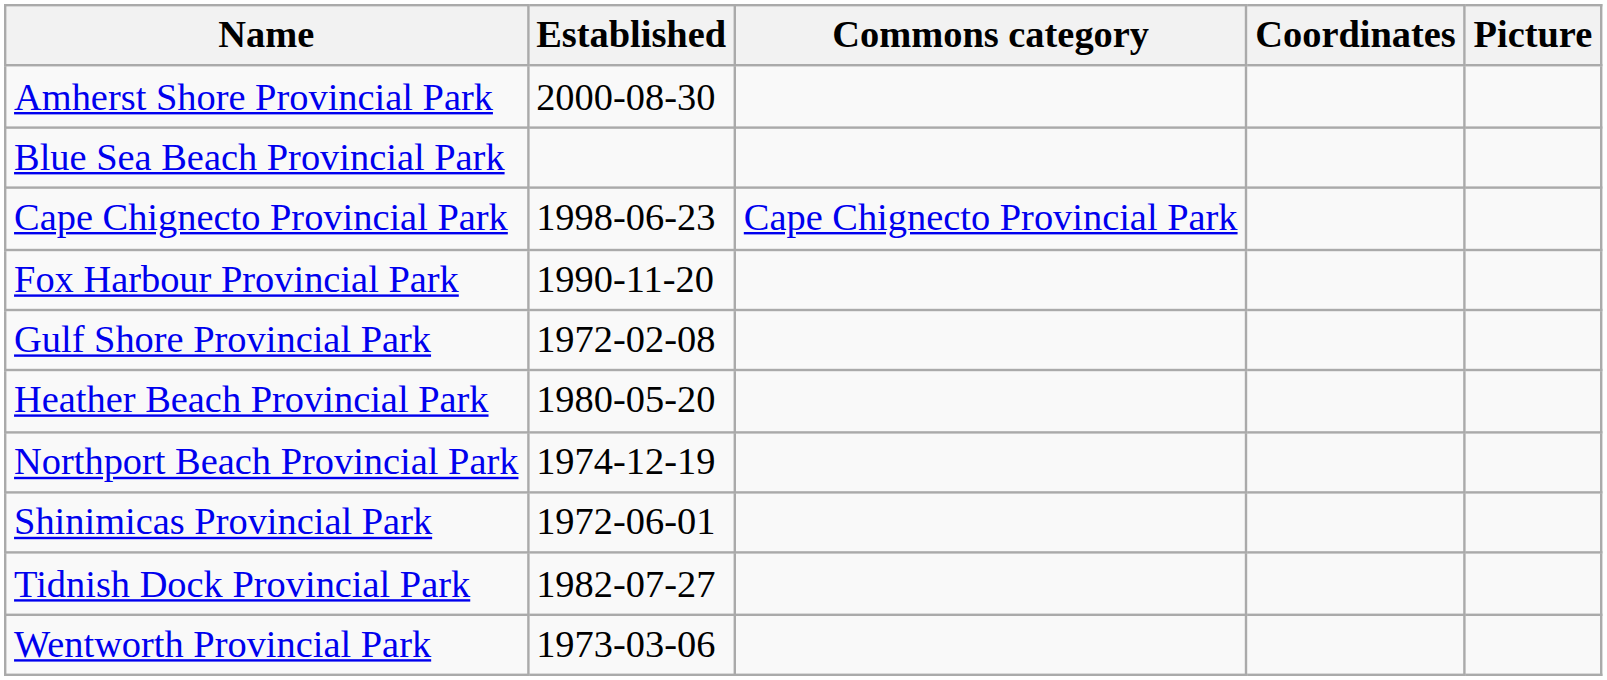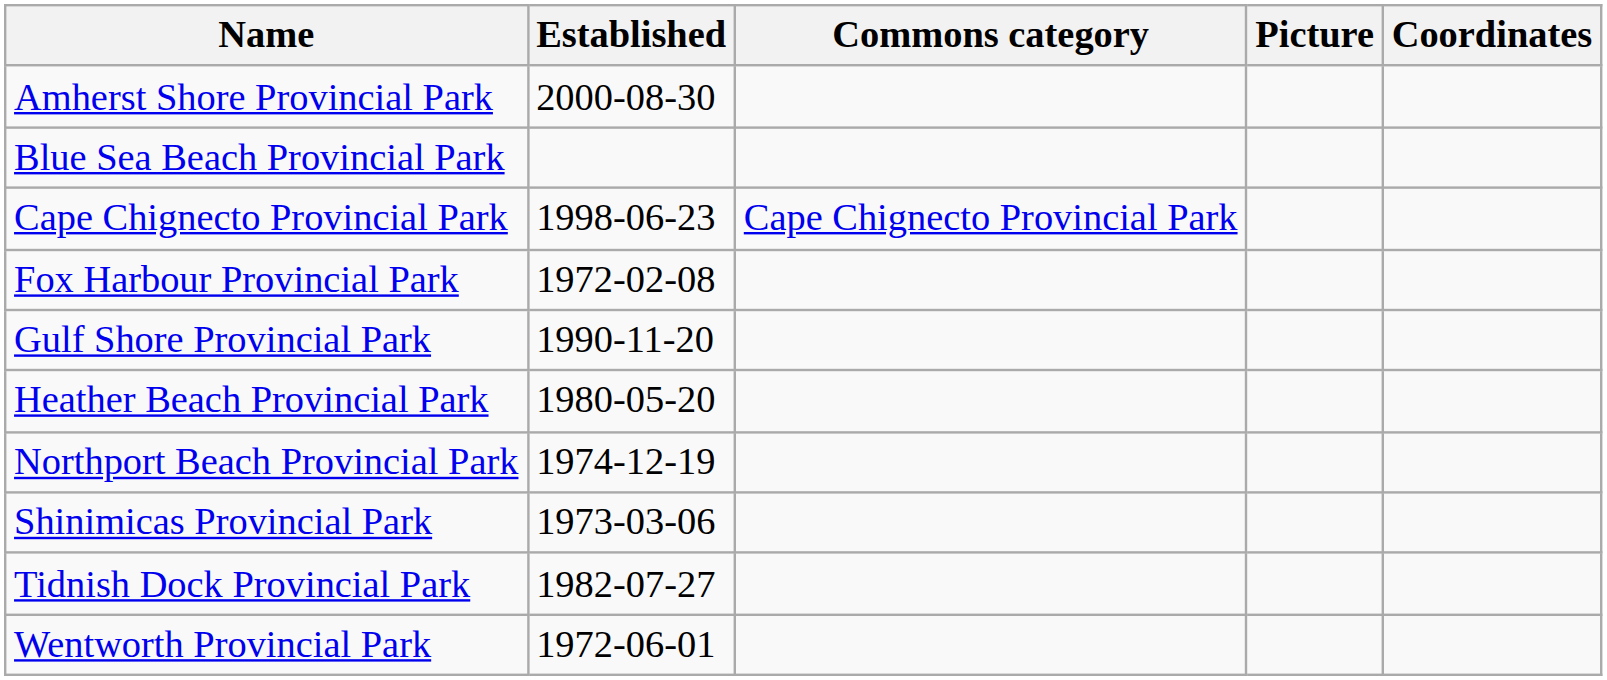columns swapped: (1533, 34) <-> (1356, 34)
(625, 278) 1990-11-20 -> (626, 278) 1972-02-08
(626, 339) 1972-02-08 -> (625, 339) 1990-11-20
(626, 522) 1972-06-01 -> (626, 522) 1973-03-06
(626, 643) 1973-03-06 -> (626, 643) 1972-06-01
